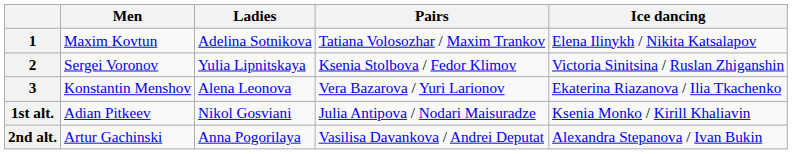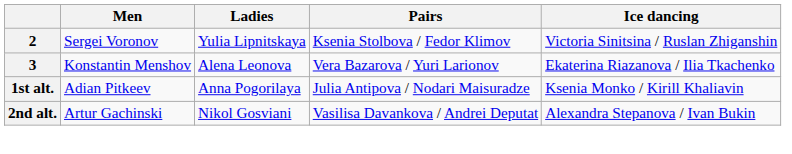- row: (32, 40)
(245, 112) Nikol Gosviani -> (249, 88) Anna Pogorilaya
(249, 137) Anna Pogorilaya -> (245, 112) Nikol Gosviani
